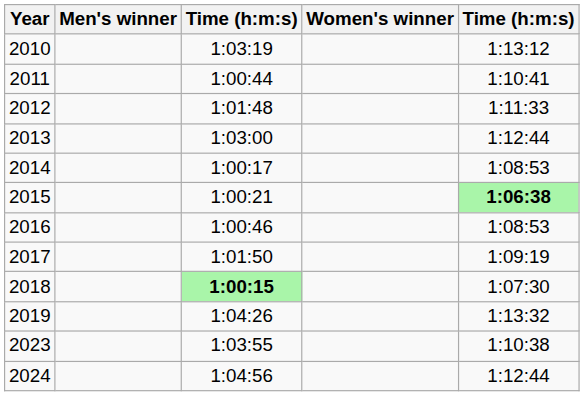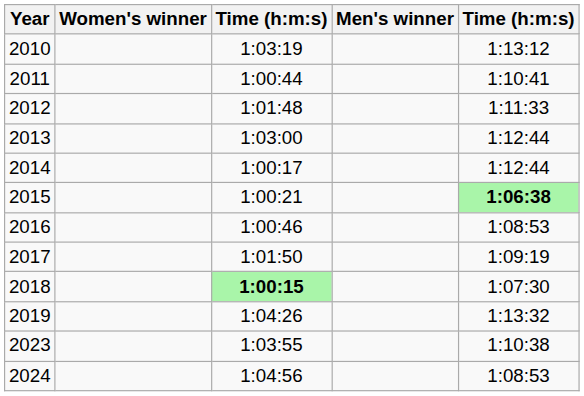columns swapped: (118, 19) <-> (380, 19)
(519, 167) 1:08:53 -> (519, 167) 1:12:44
(519, 375) 1:12:44 -> (519, 375) 1:08:53
